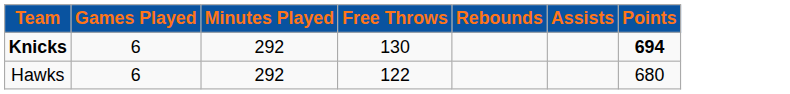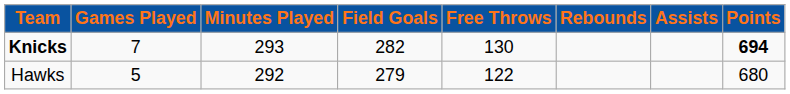+ column: (390, 18)
(136, 46) 6 -> (136, 46) 7
(269, 46) 292 -> (269, 46) 293
(136, 74) 6 -> (136, 74) 5
